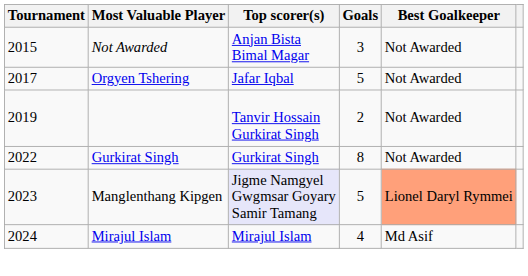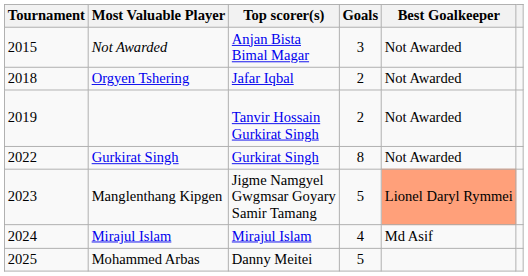(22, 78) 2017 -> (22, 78) 2018
(360, 78) 5 -> (360, 78) 2
(284, 197) lavender background -> (284, 197) no background
+ row: (146, 259)
